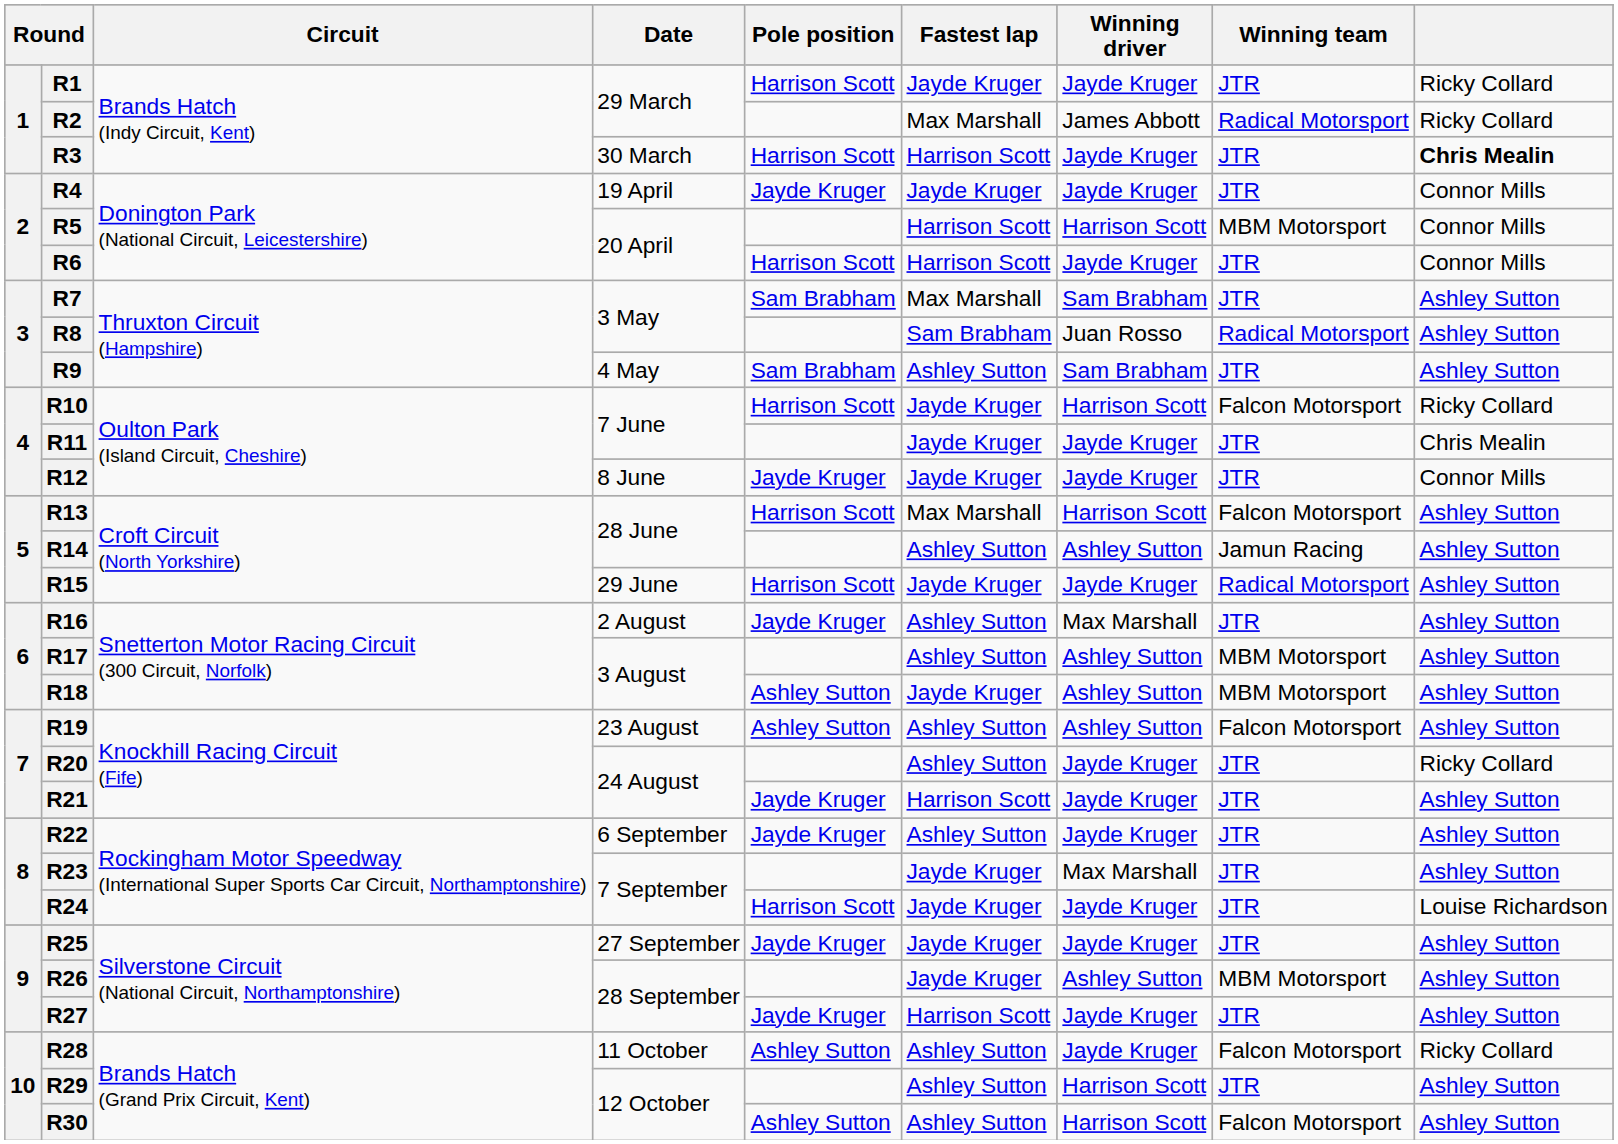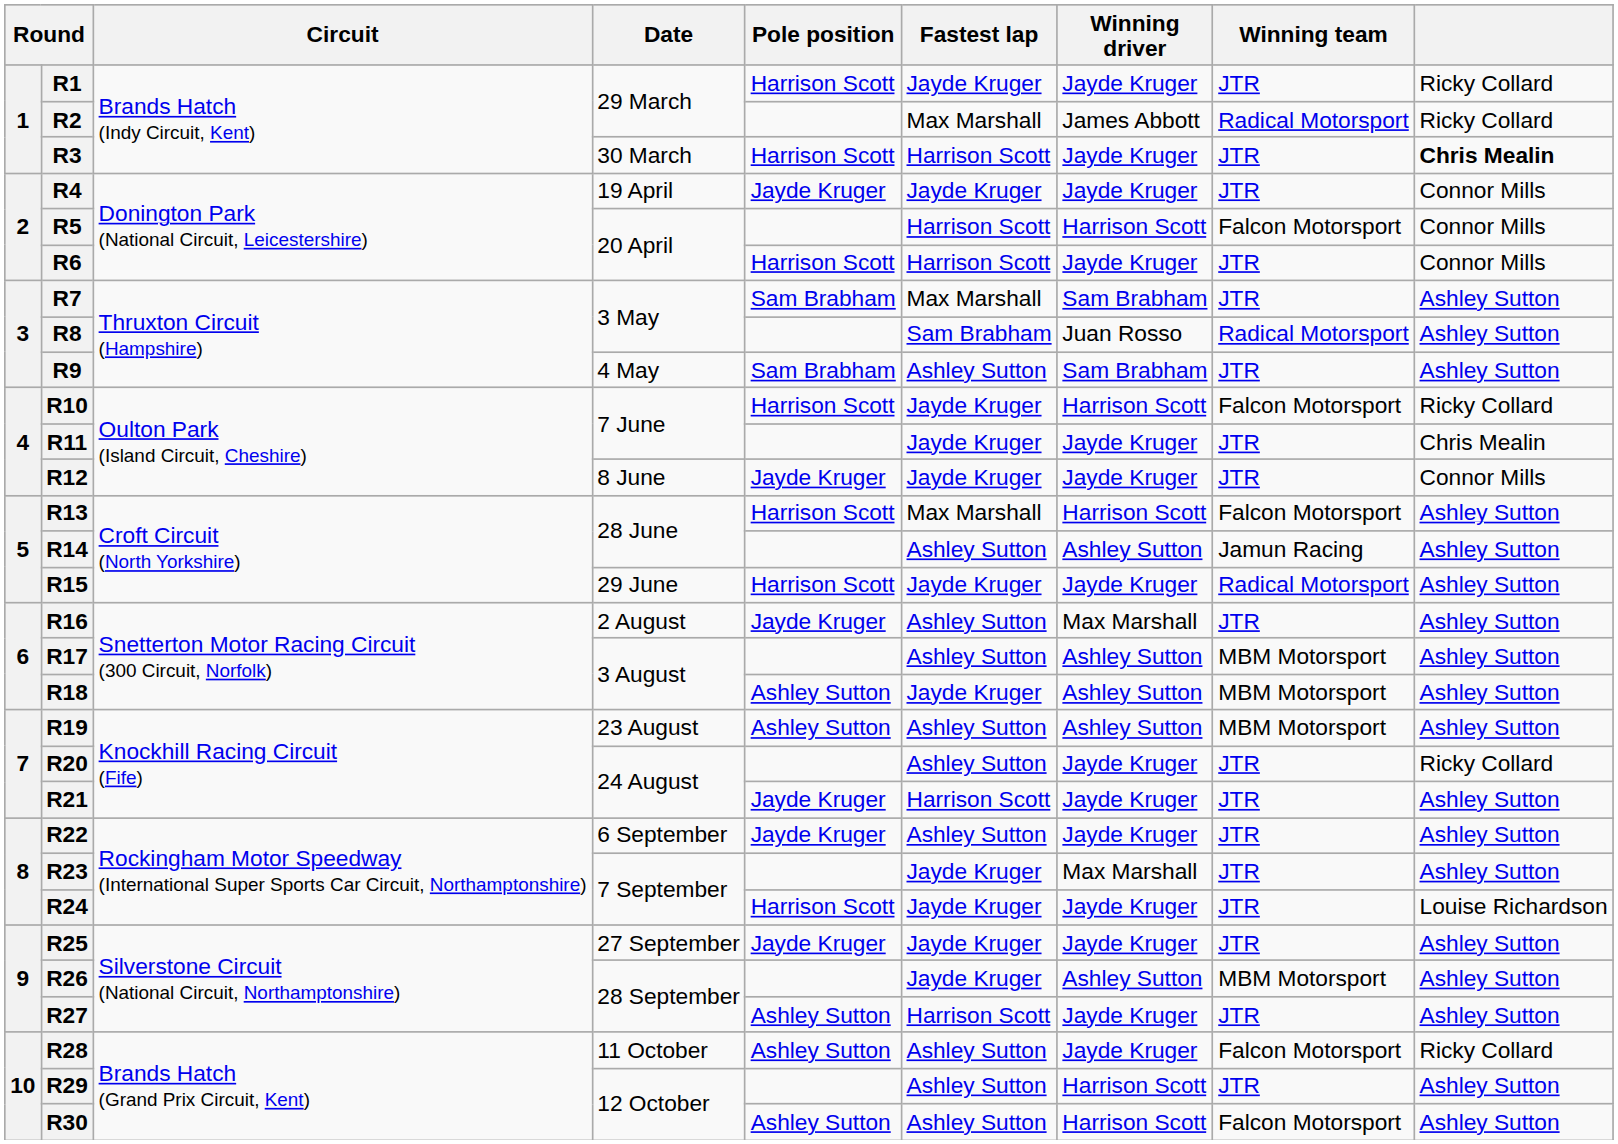(1302, 226) MBM Motorsport -> (1310, 226) Falcon Motorsport
(1310, 728) Falcon Motorsport -> (1302, 728) MBM Motorsport
(818, 1014) Jayde Kruger -> (821, 1014) Ashley Sutton
